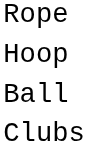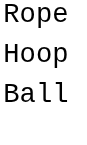- row: (44, 134)
